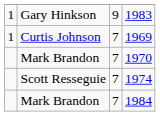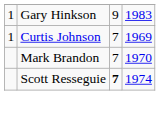(115, 79) normal -> (115, 79) bold
- row: (138, 100)
